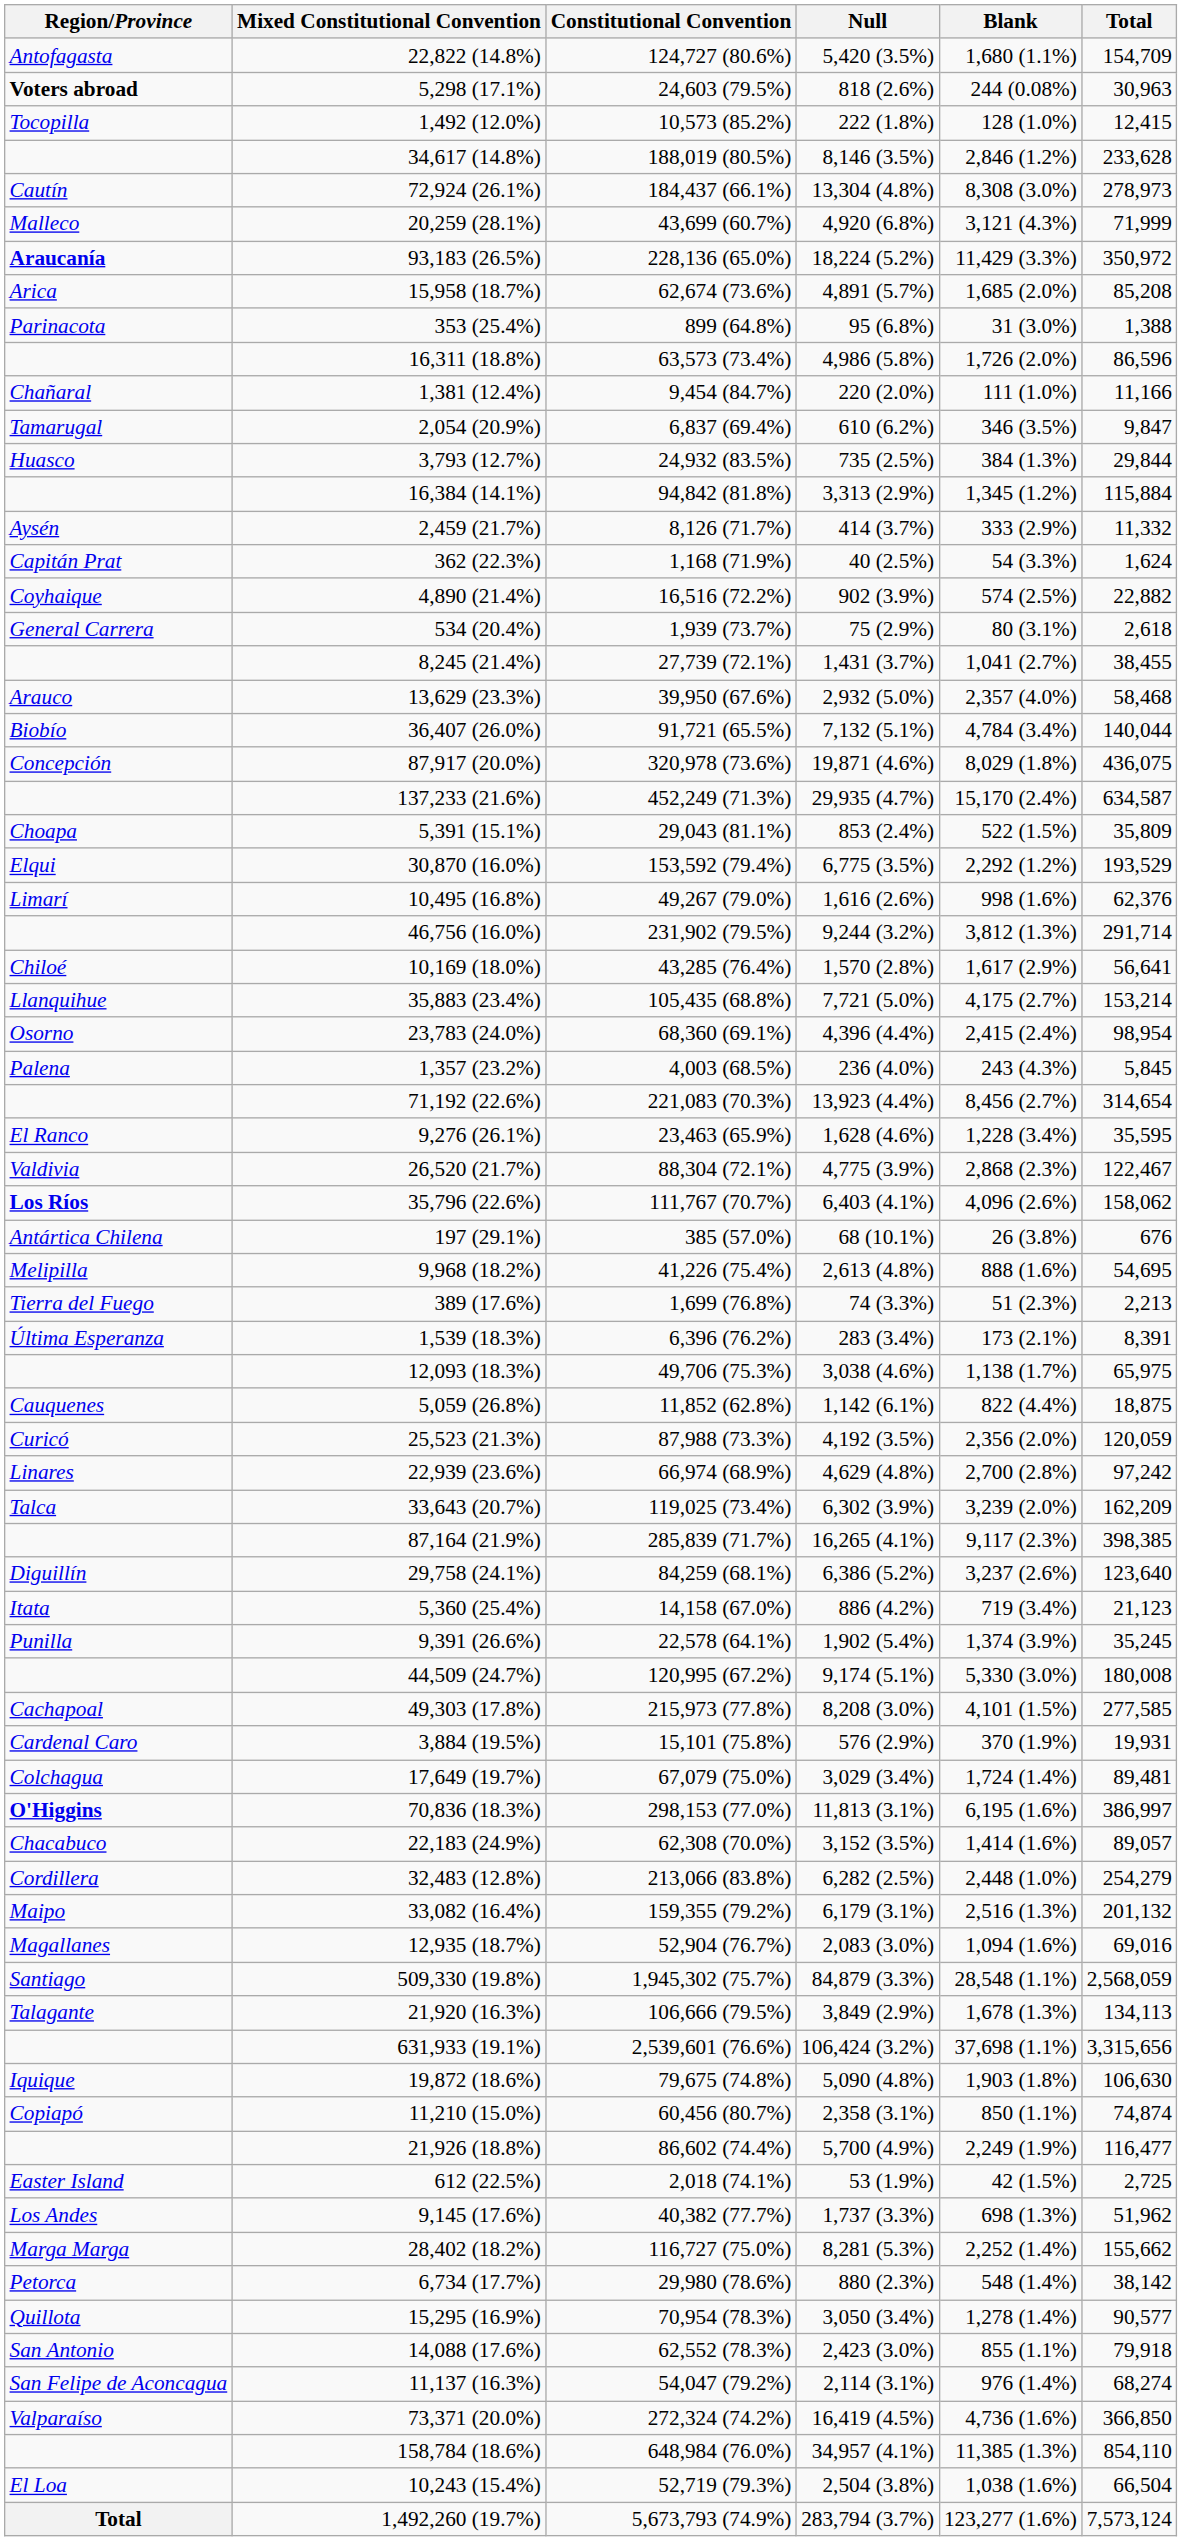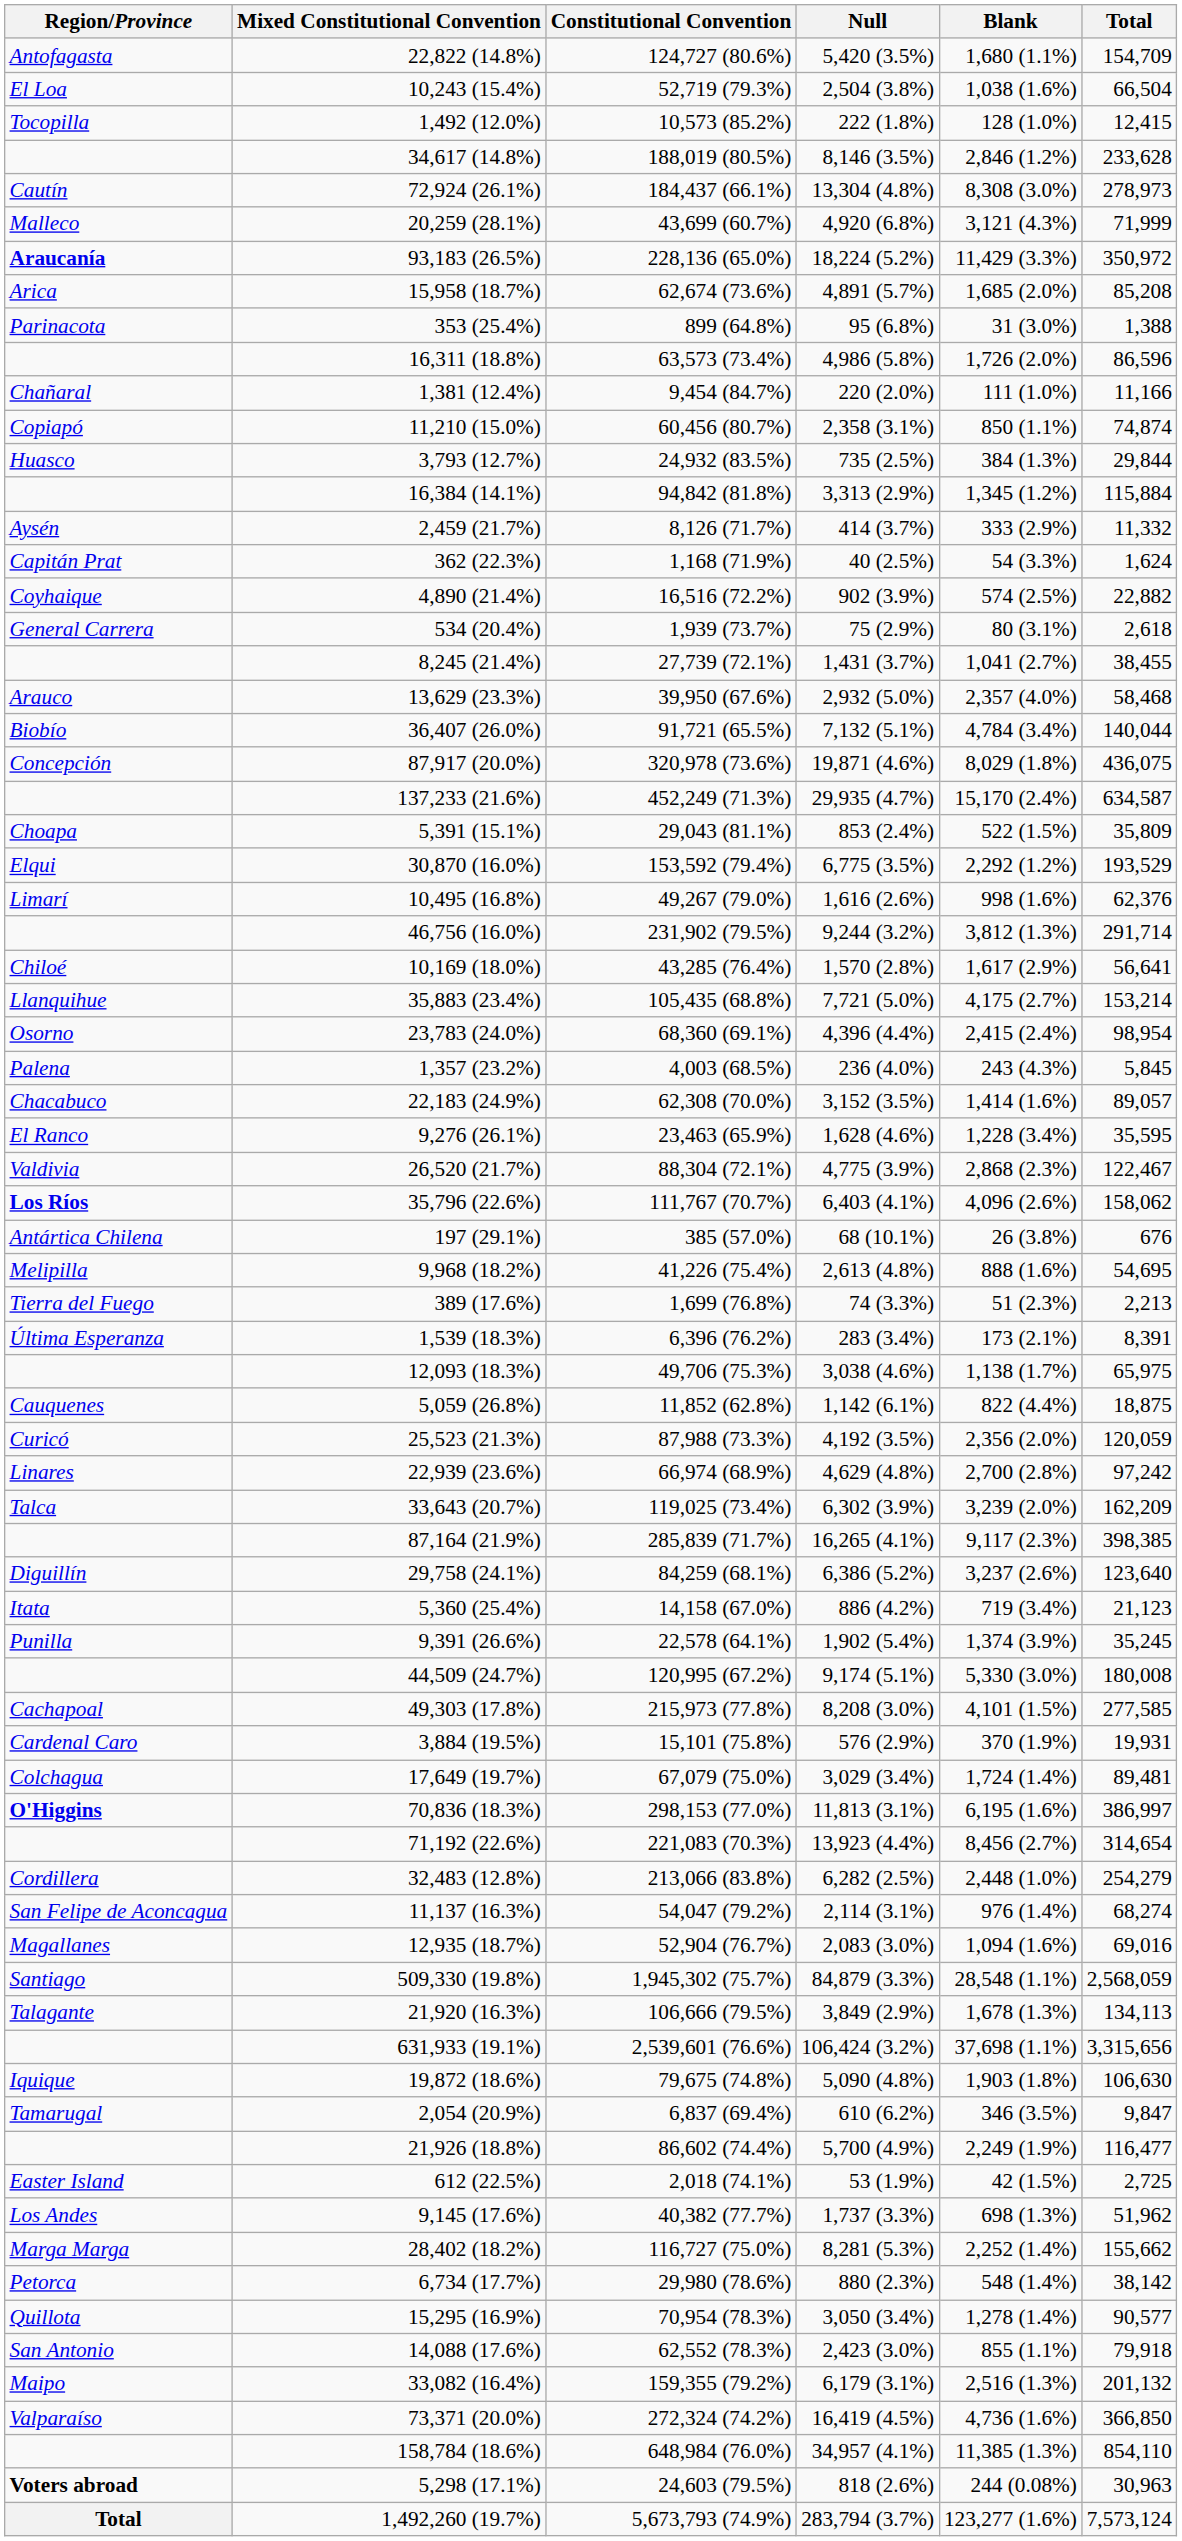rows swapped: (474, 2485) <-> (480, 88)
rows swapped: (475, 2113) <-> (480, 426)
rows swapped: (474, 1101) <-> (474, 1843)
rows swapped: (474, 1911) <-> (475, 2383)
